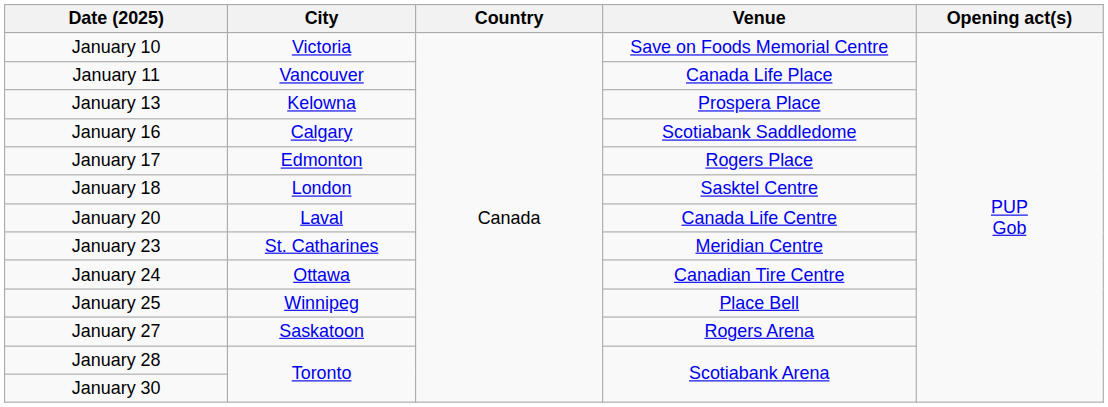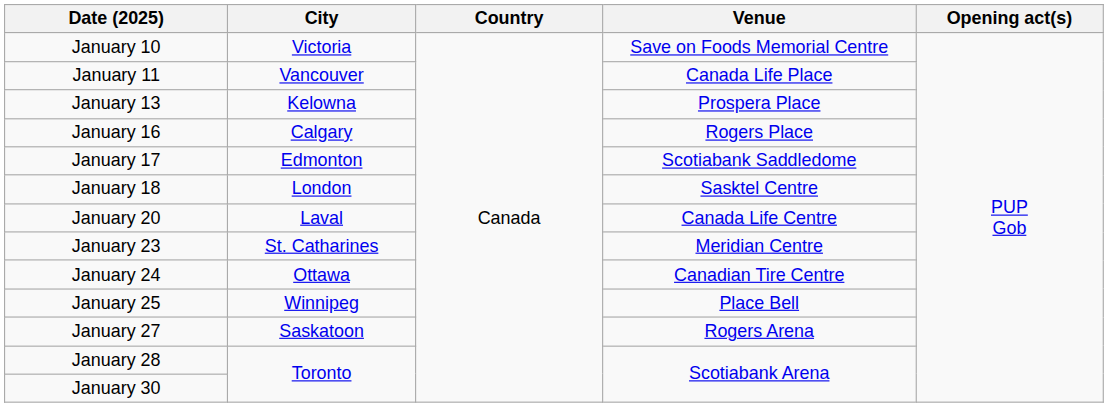(759, 132) Scotiabank Saddledome -> (759, 132) Rogers Place
(759, 160) Rogers Place -> (759, 160) Scotiabank Saddledome
